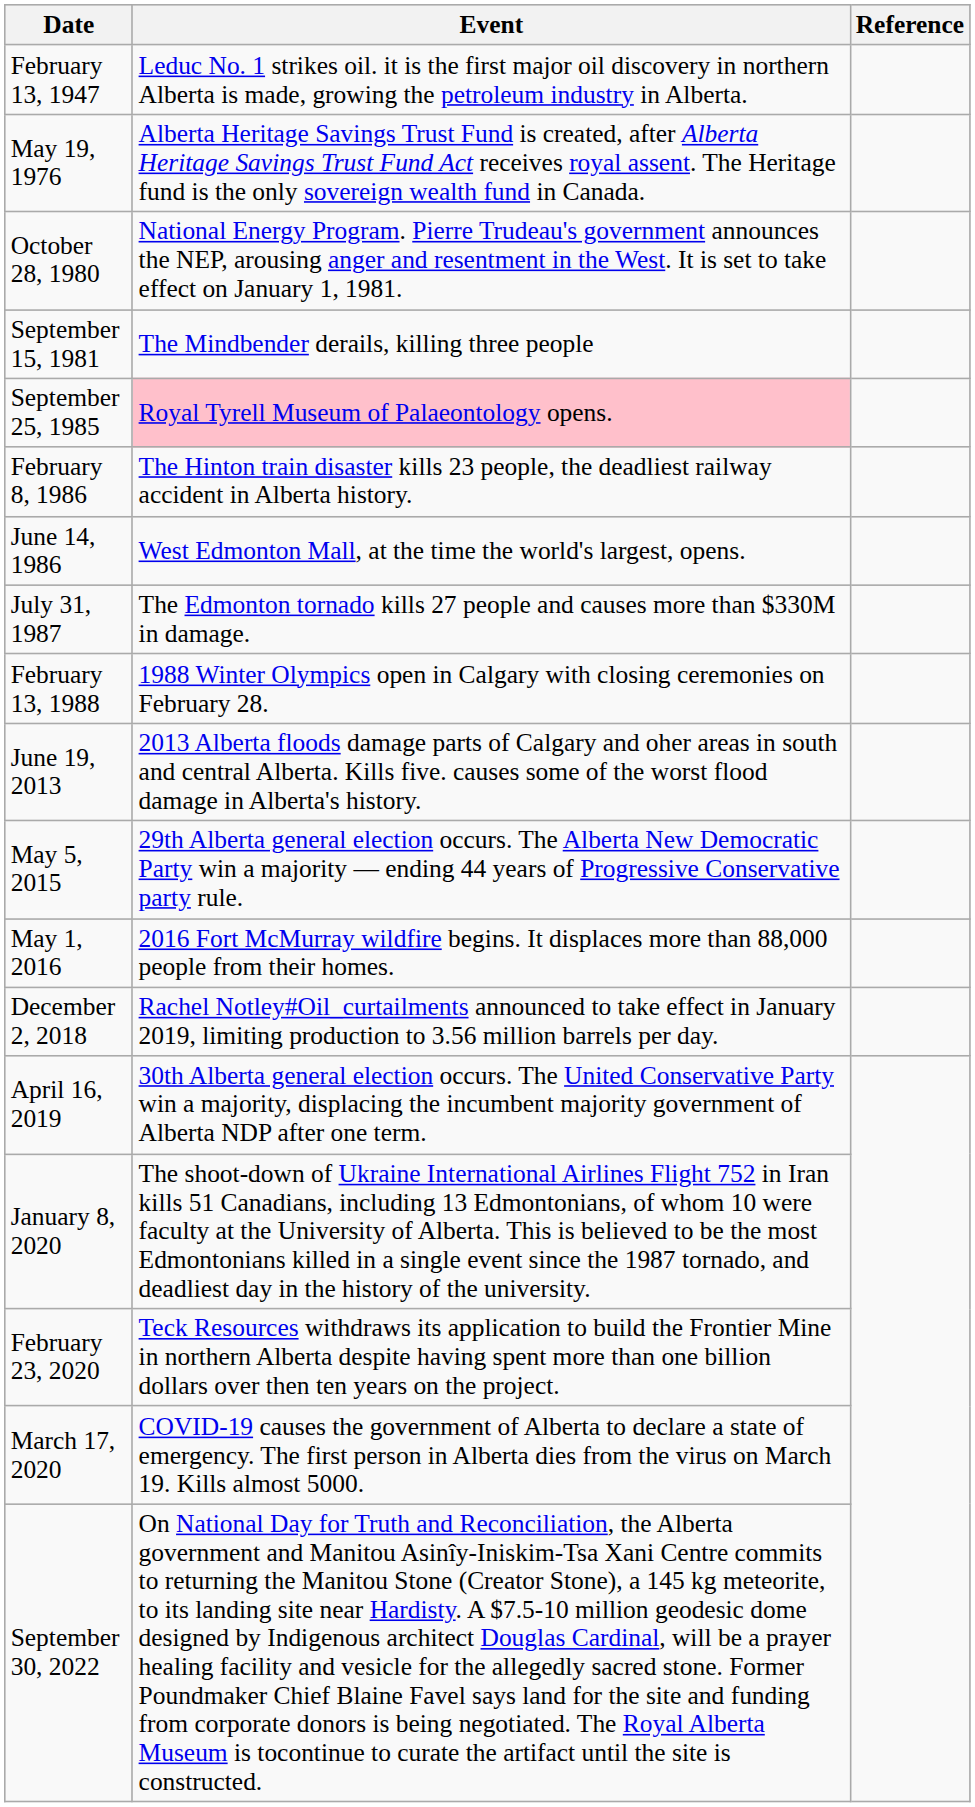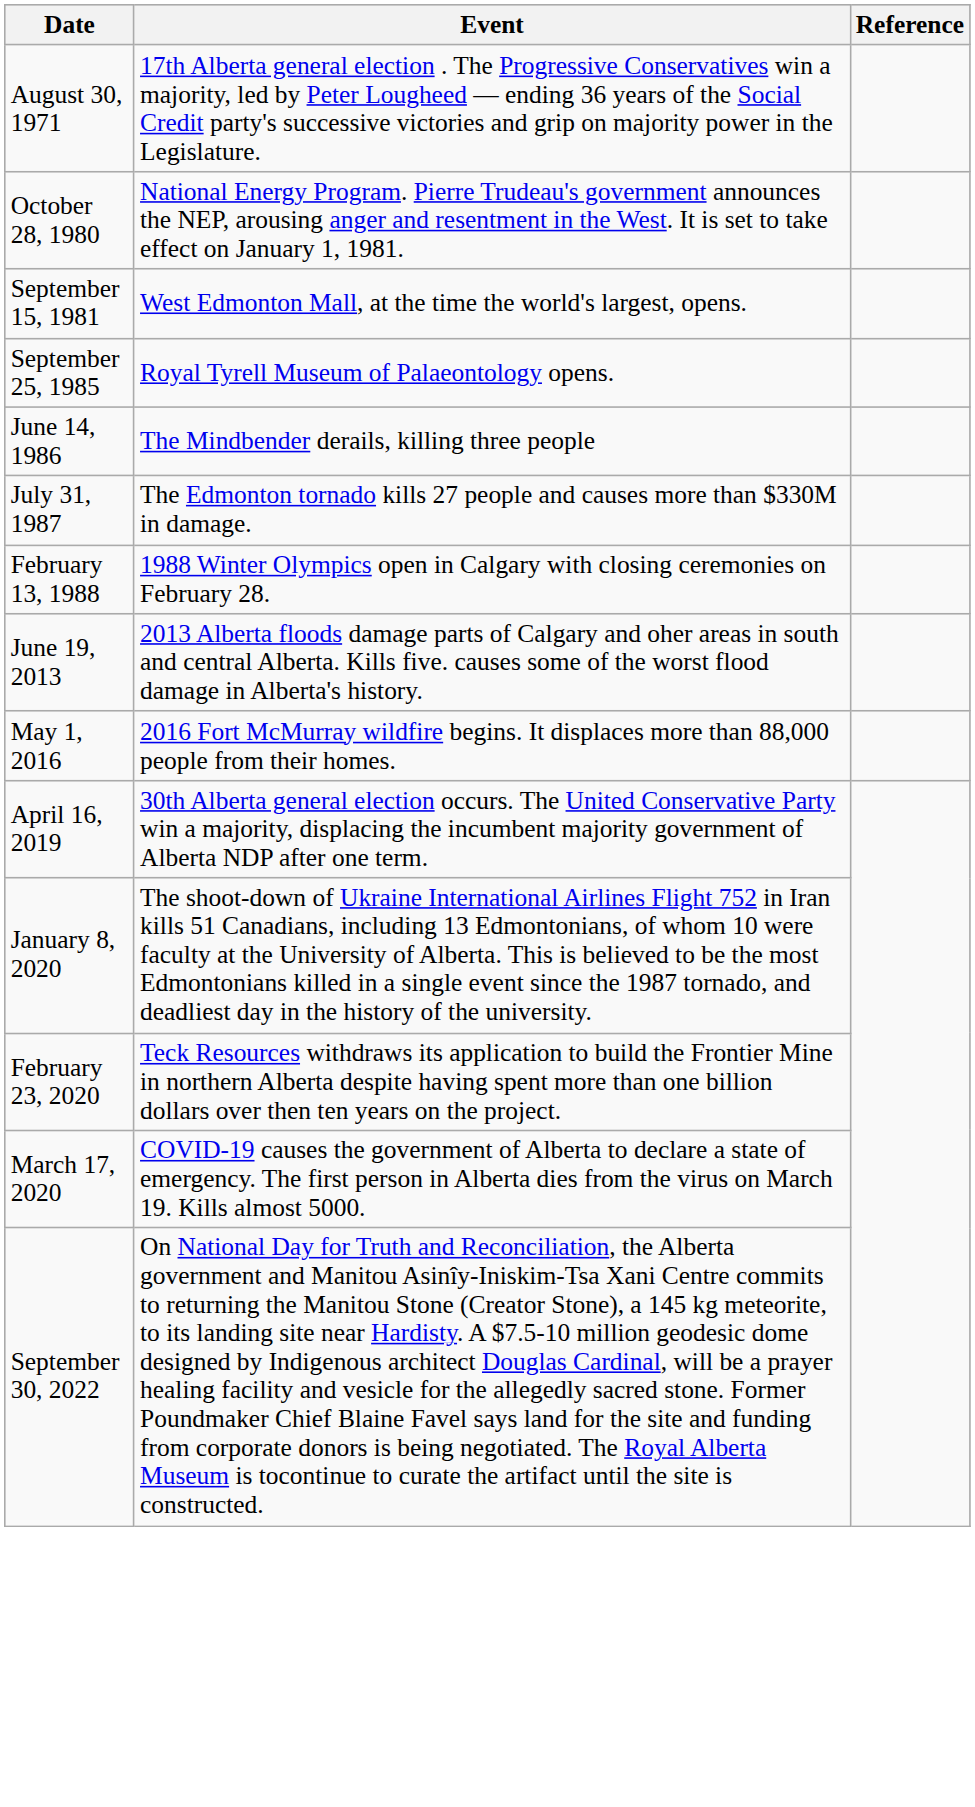- row: (57, 79)
+ row: (66, 107)
- row: (53, 162)
(366, 343) The Mindbender derails, killing three people -> (443, 303) West Edmonton Mall, at the time the world's largest, opens.
(376, 412) pink background -> (377, 372) no background
- row: (57, 481)
(442, 550) West Edmonton Mall, at the time the world's largest, opens. -> (368, 441) The Mindbender derails, killing three people
- row: (47, 869)
- row: (63, 1021)
